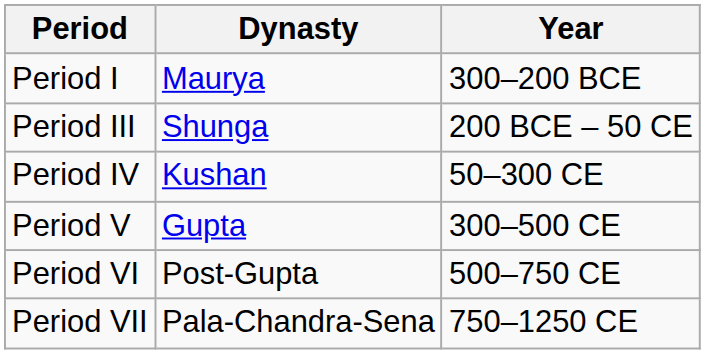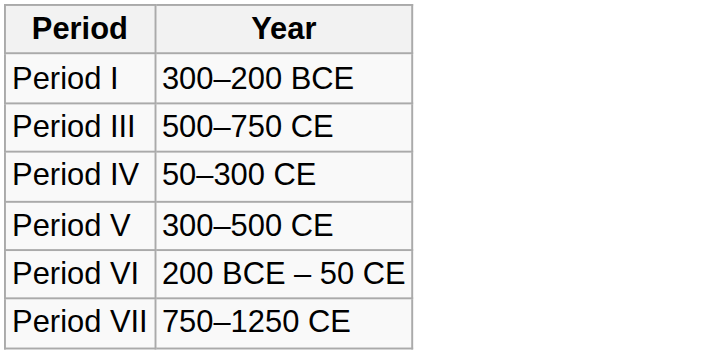- column: (298, 28)
(571, 126) 200 BCE – 50 CE -> (248, 126) 500–750 CE
(535, 273) 500–750 CE -> (284, 273) 200 BCE – 50 CE
